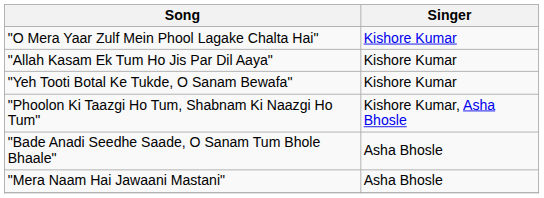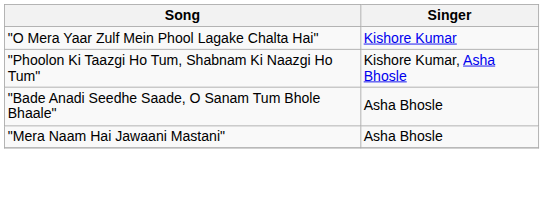- row: (140, 60)
- row: (150, 82)
